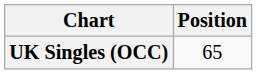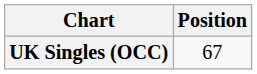(212, 52) 65 -> (212, 52) 67
